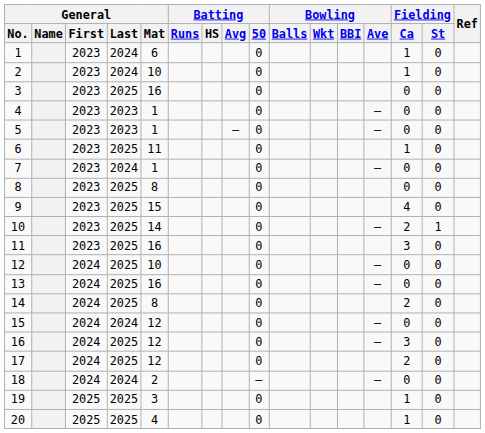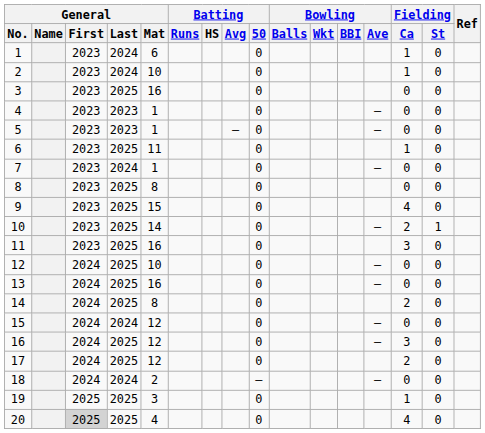(86, 419) no background -> (86, 419) lightgrey background
(407, 419) 1 -> (407, 419) 4
